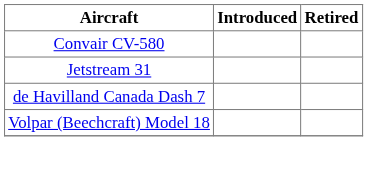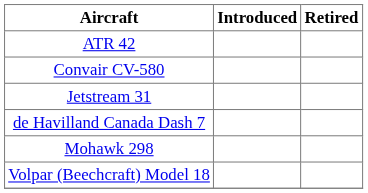+ row: (109, 43)
+ row: (109, 148)
